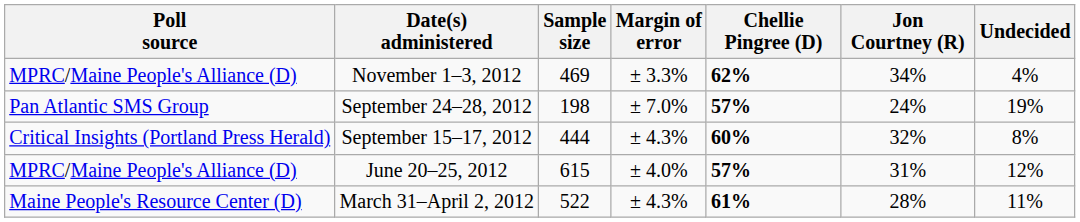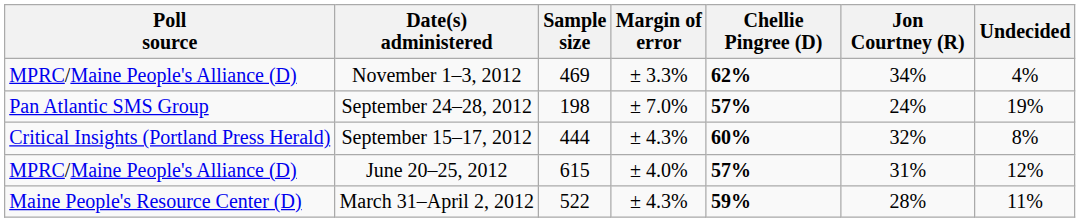(731, 201) 61% -> (731, 201) 59%
